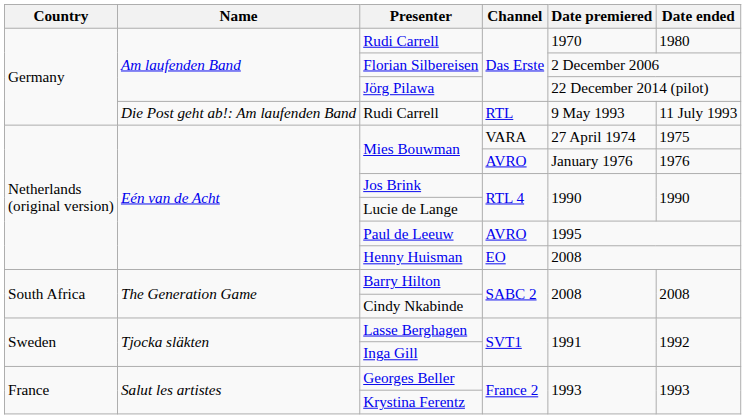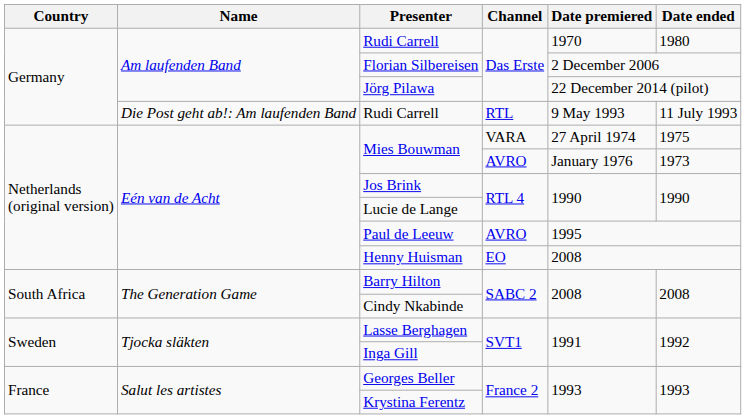(675, 161) 1976 -> (675, 161) 1973
